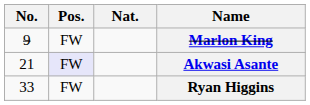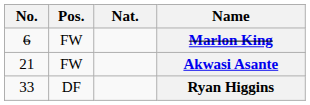(27, 40) 9 -> (27, 40) 6
(71, 64) lavender background -> (71, 64) no background
(71, 87) FW -> (71, 87) DF
